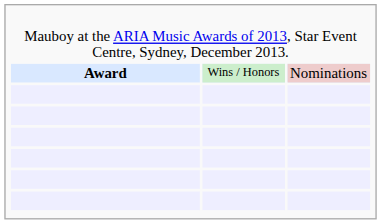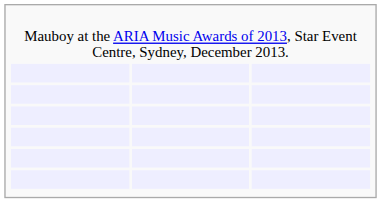- row: (105, 73)
